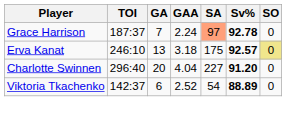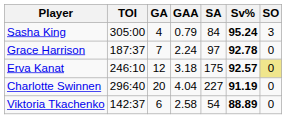+ row: (36, 31)
(214, 31) lightsalmon background -> (214, 50) no background
(159, 50) 13 -> (159, 68) 12
(243, 68) 91.20 -> (243, 86) 91.19
(186, 86) 2.52 -> (186, 104) 2.58
